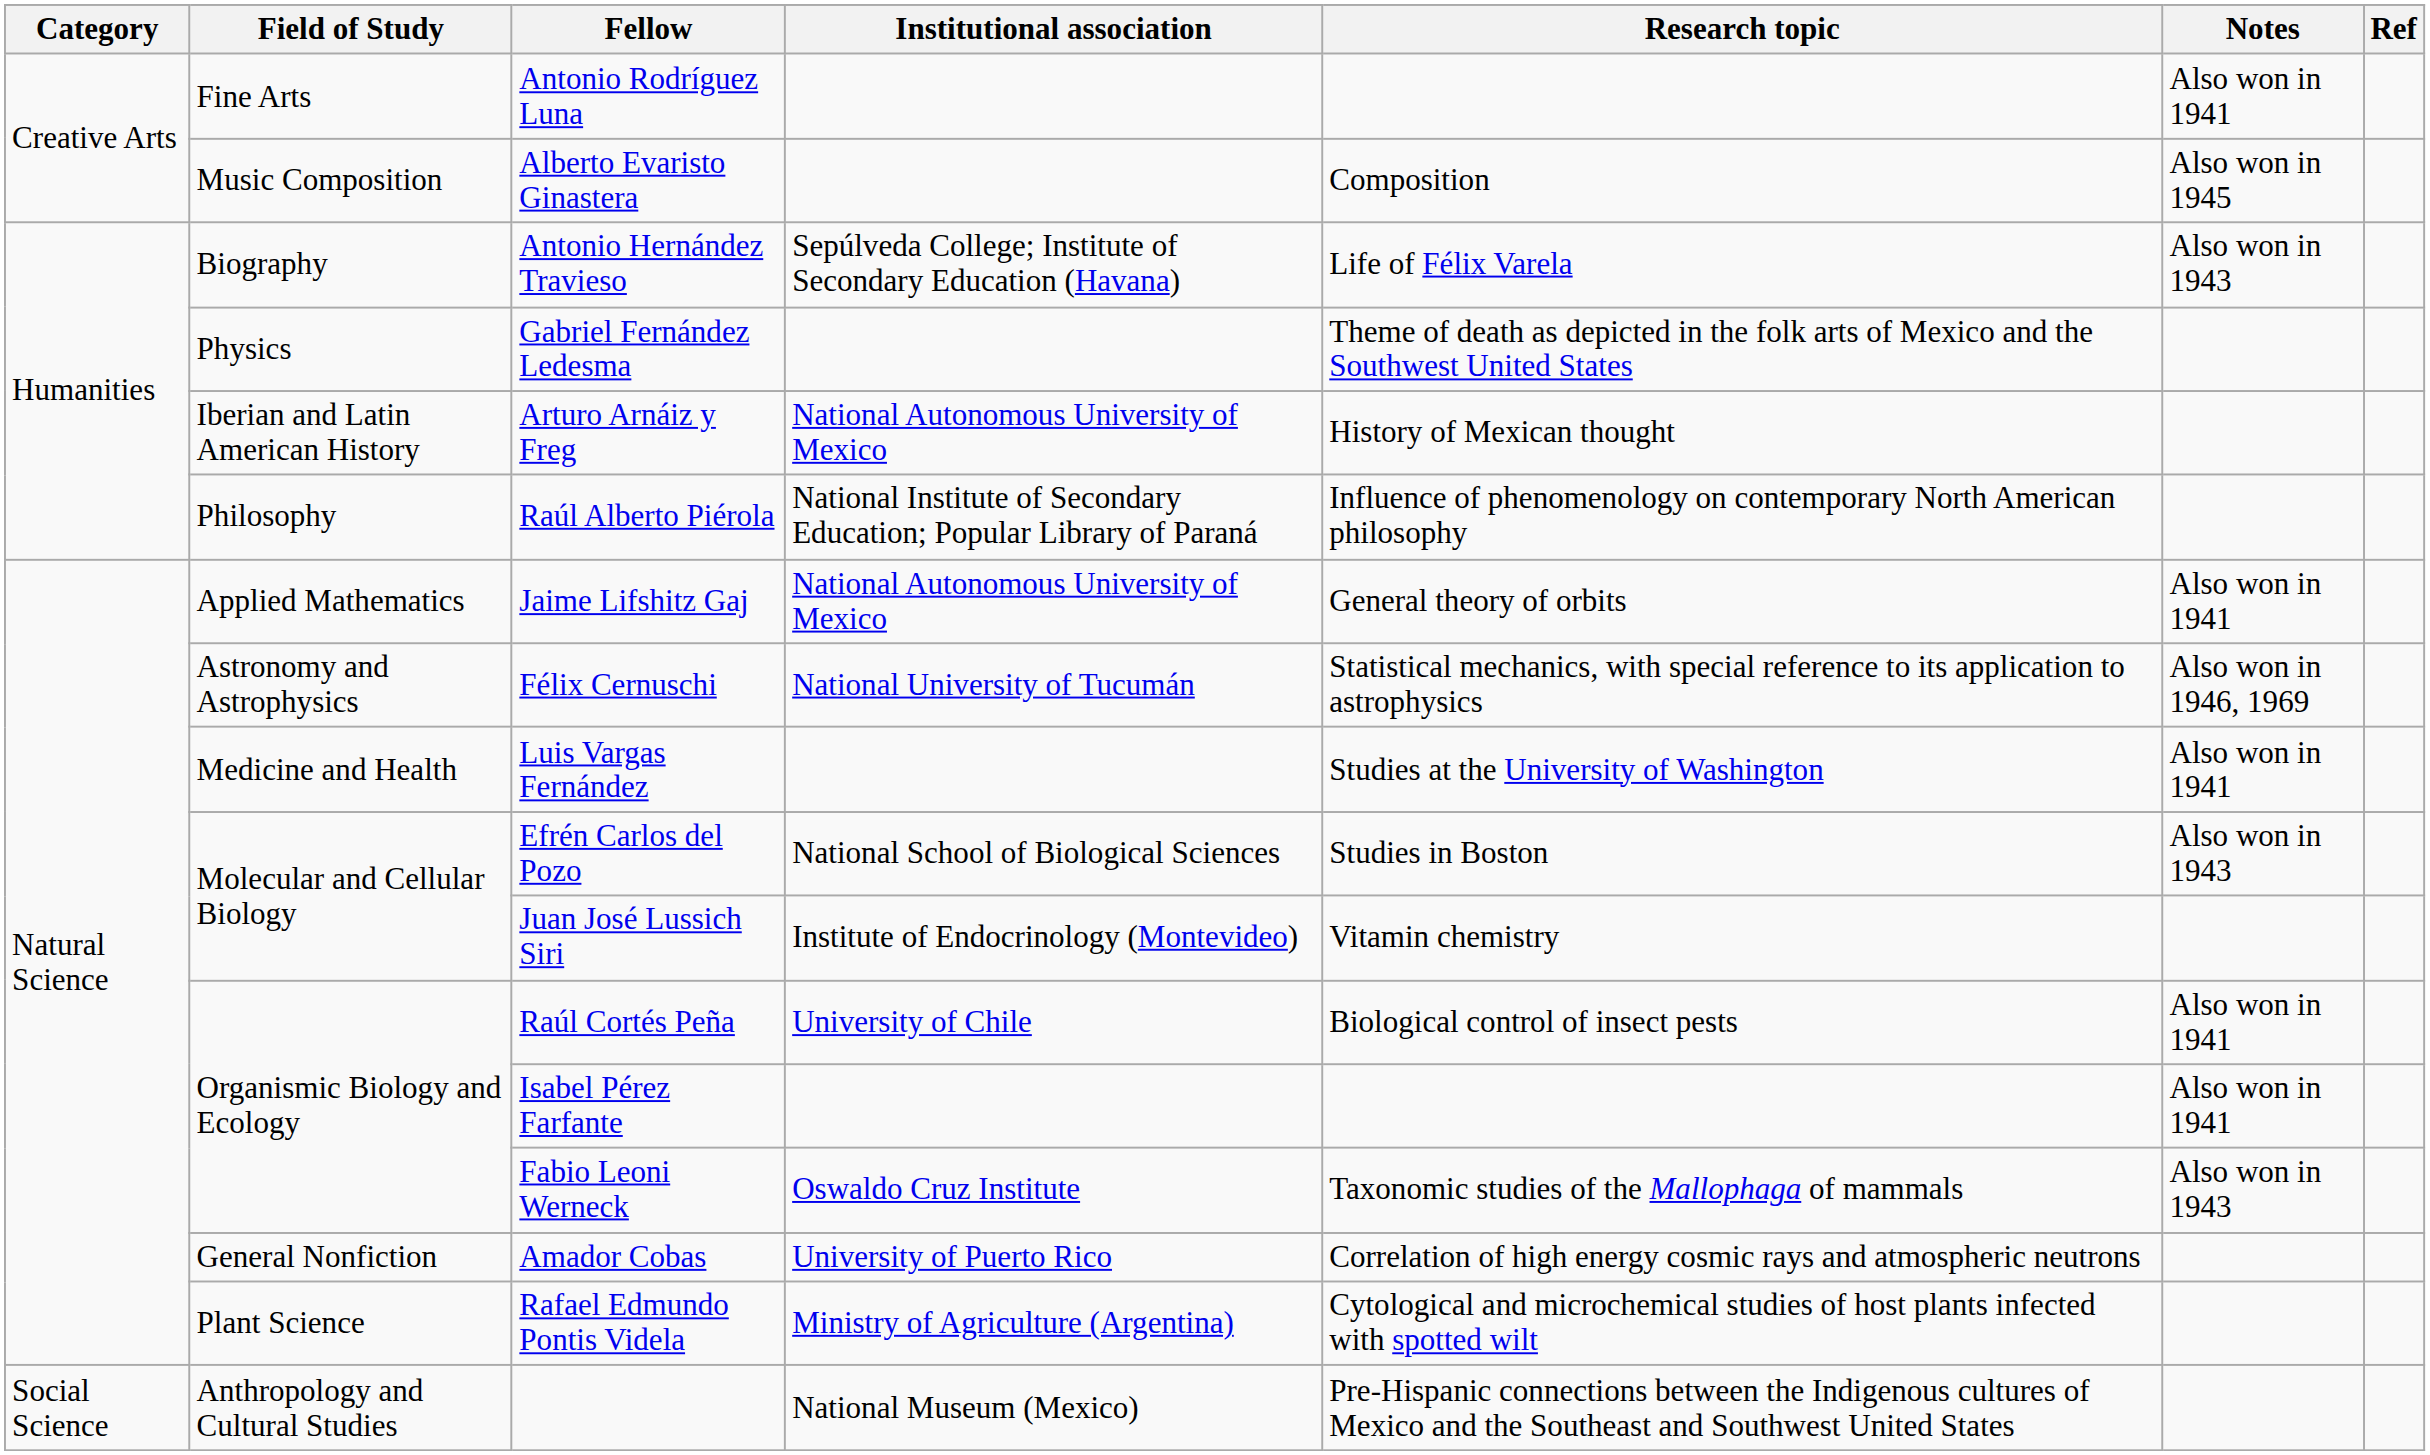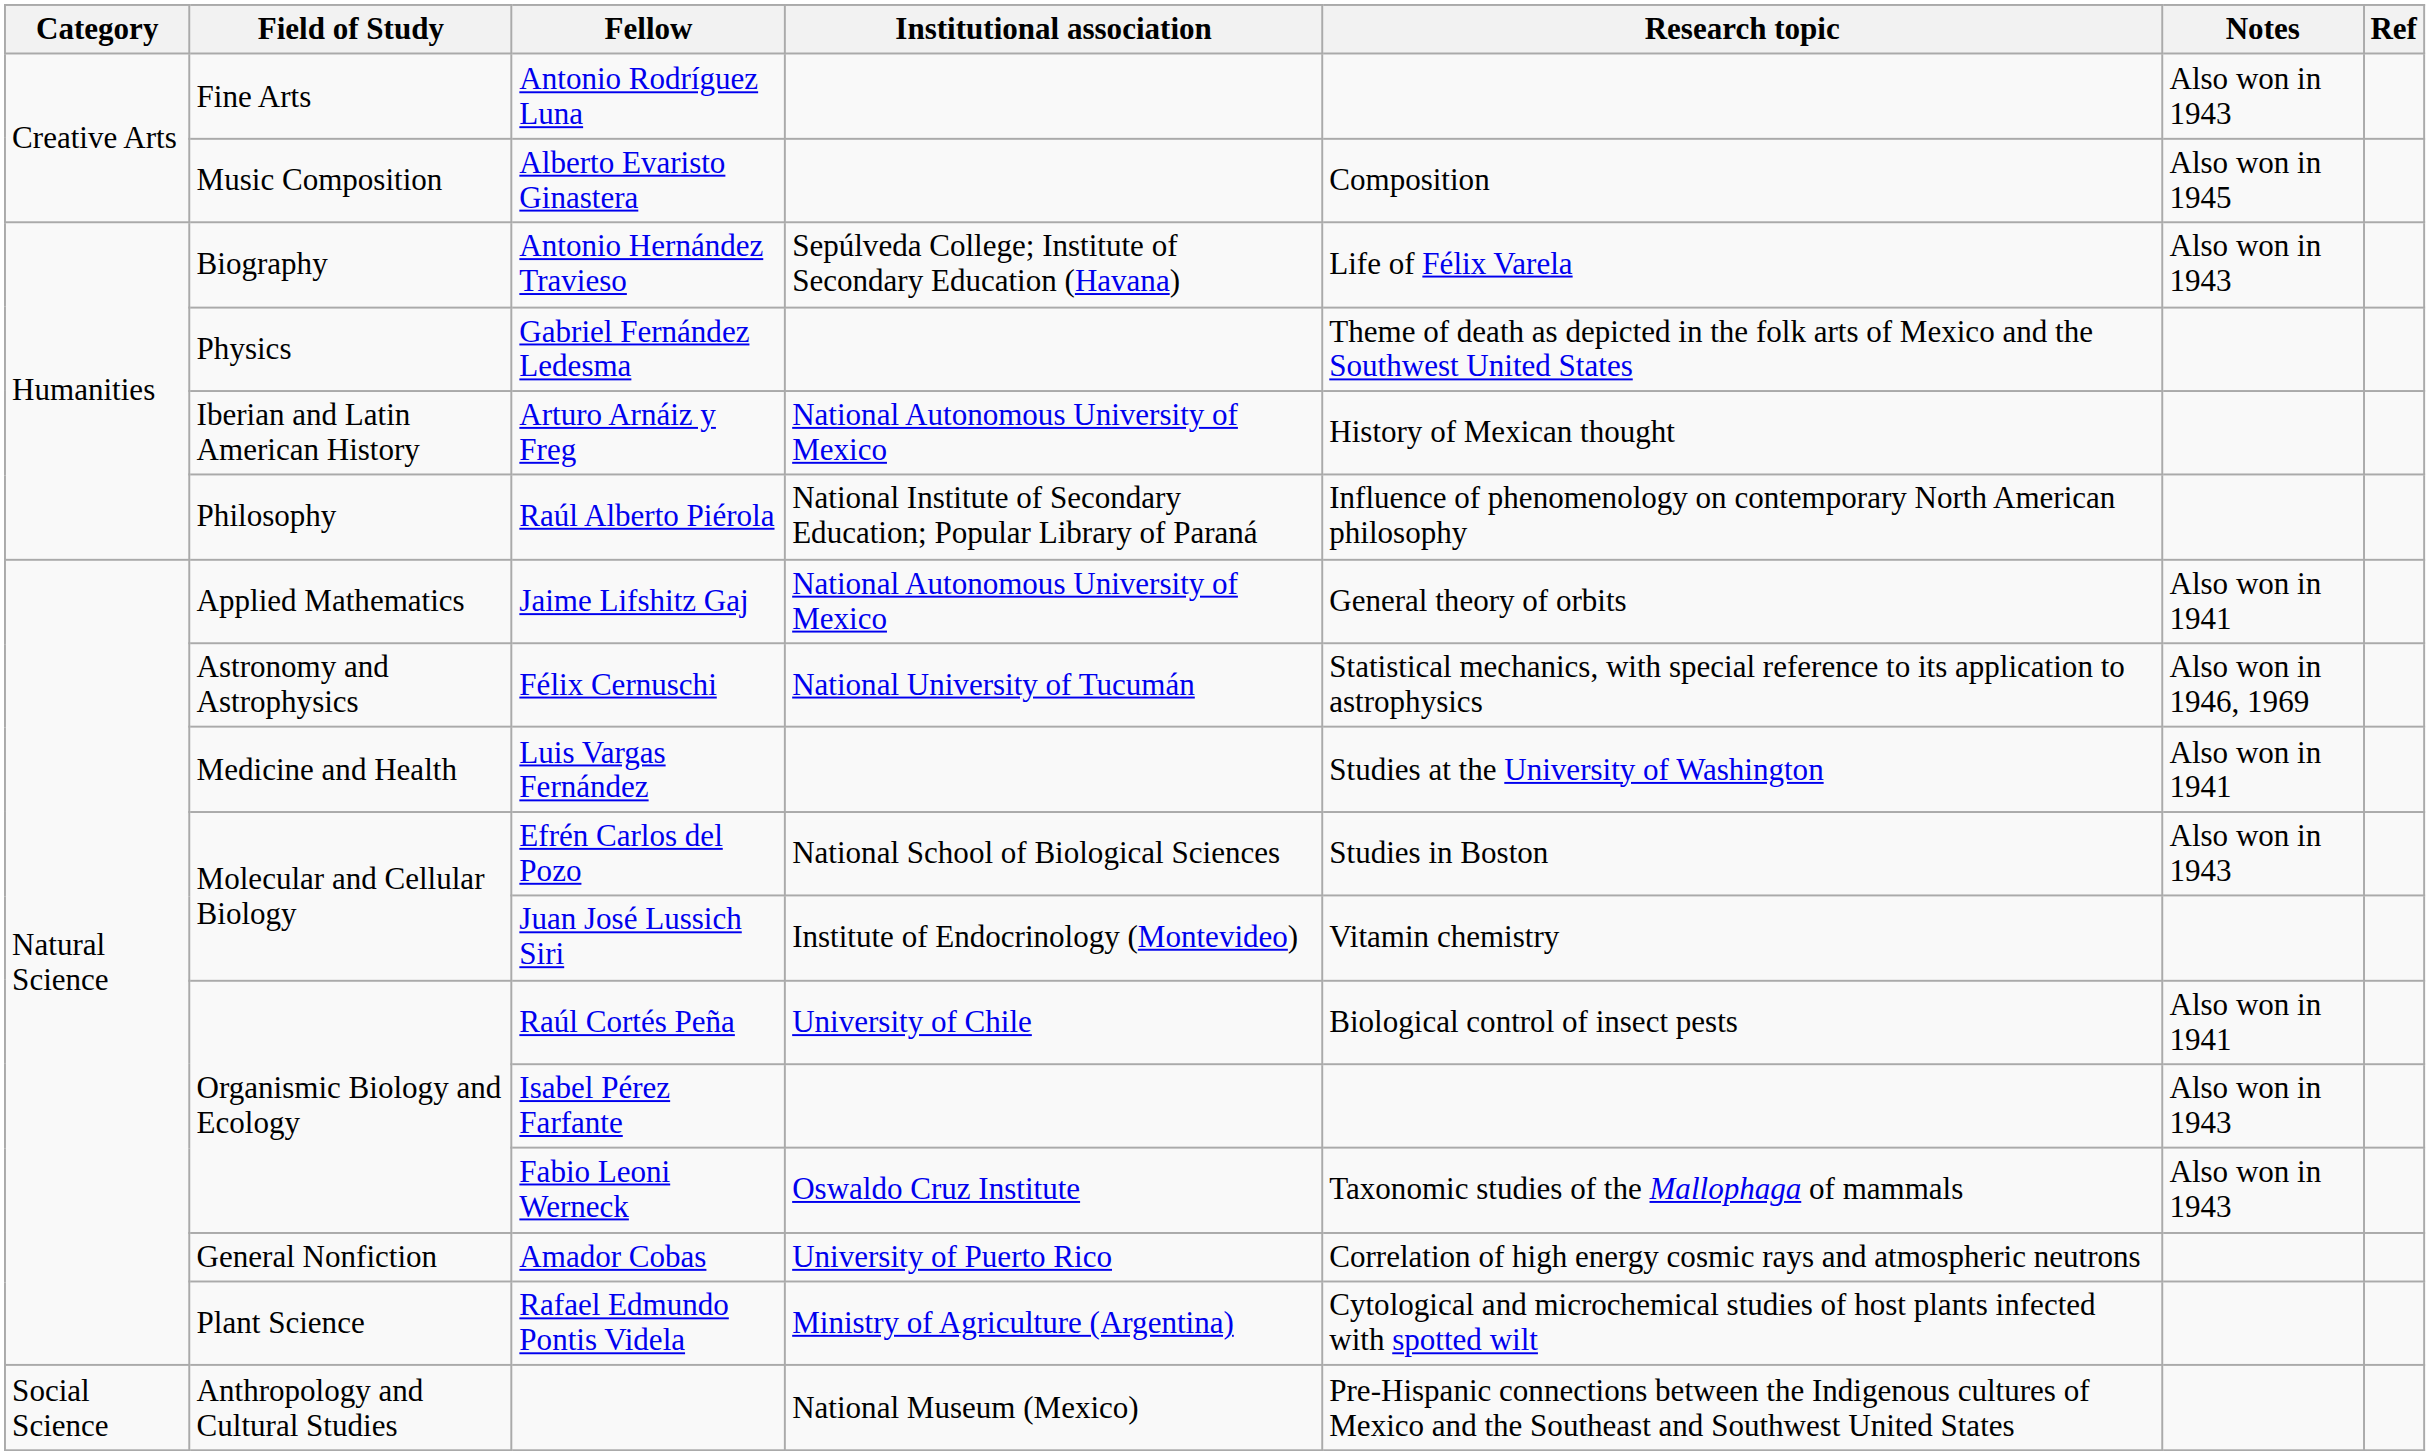(2245, 95) Also won in 1941 -> (2245, 95) Also won in 1943
(2245, 1105) Also won in 1941 -> (2245, 1105) Also won in 1943
